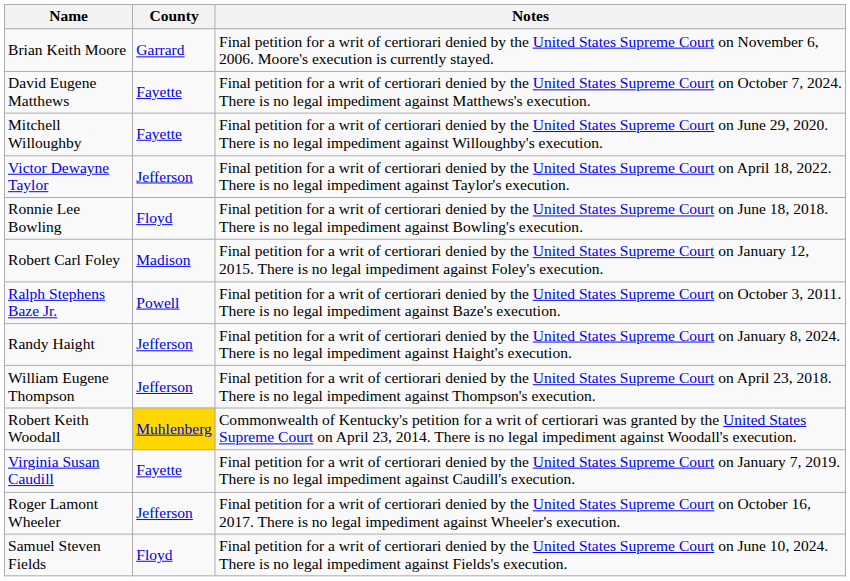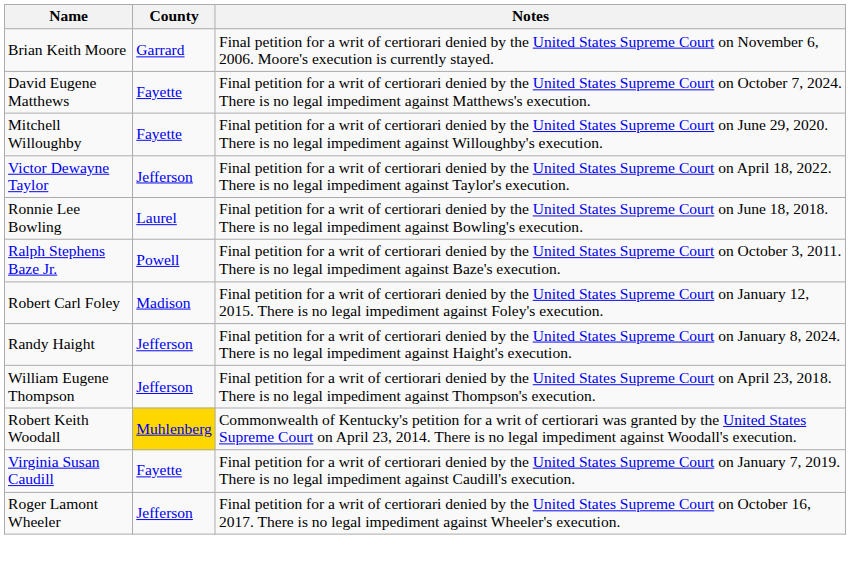(154, 218) Floyd -> (157, 218) Laurel
rows swapped: (64, 260) <-> (57, 302)
- row: (54, 555)
